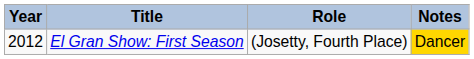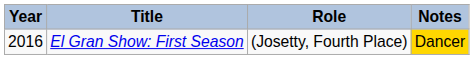(26, 41) 2012 -> (26, 41) 2016
